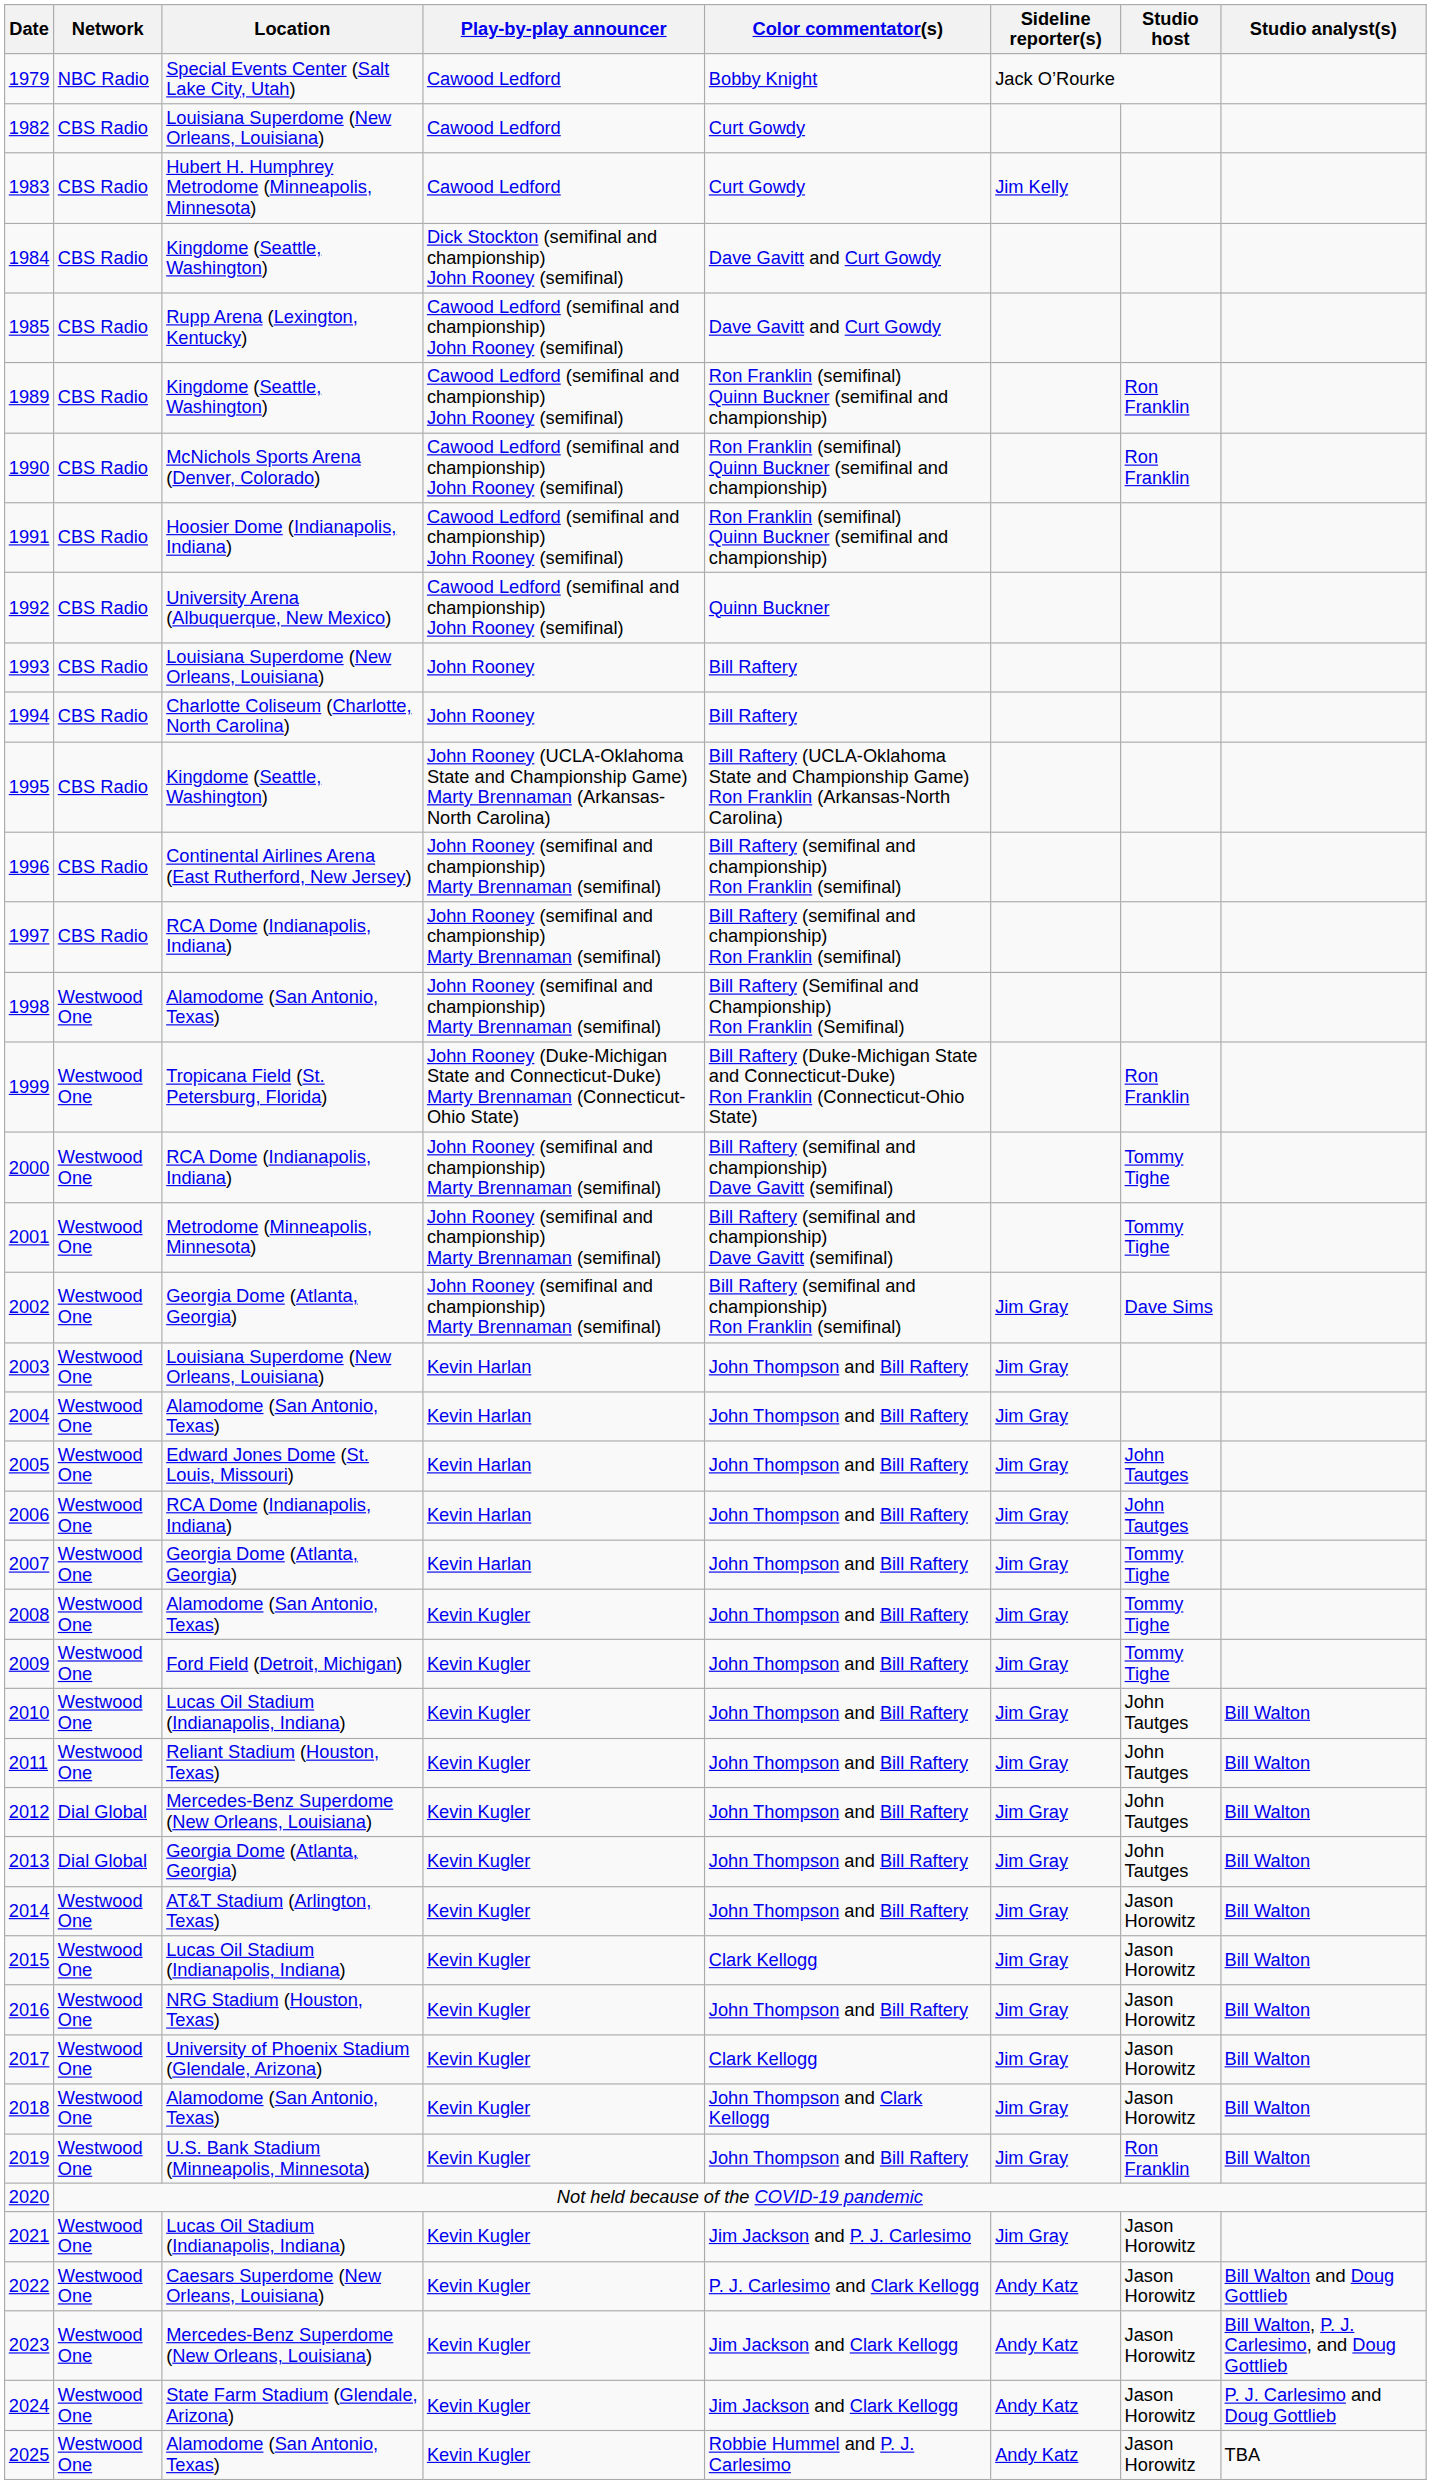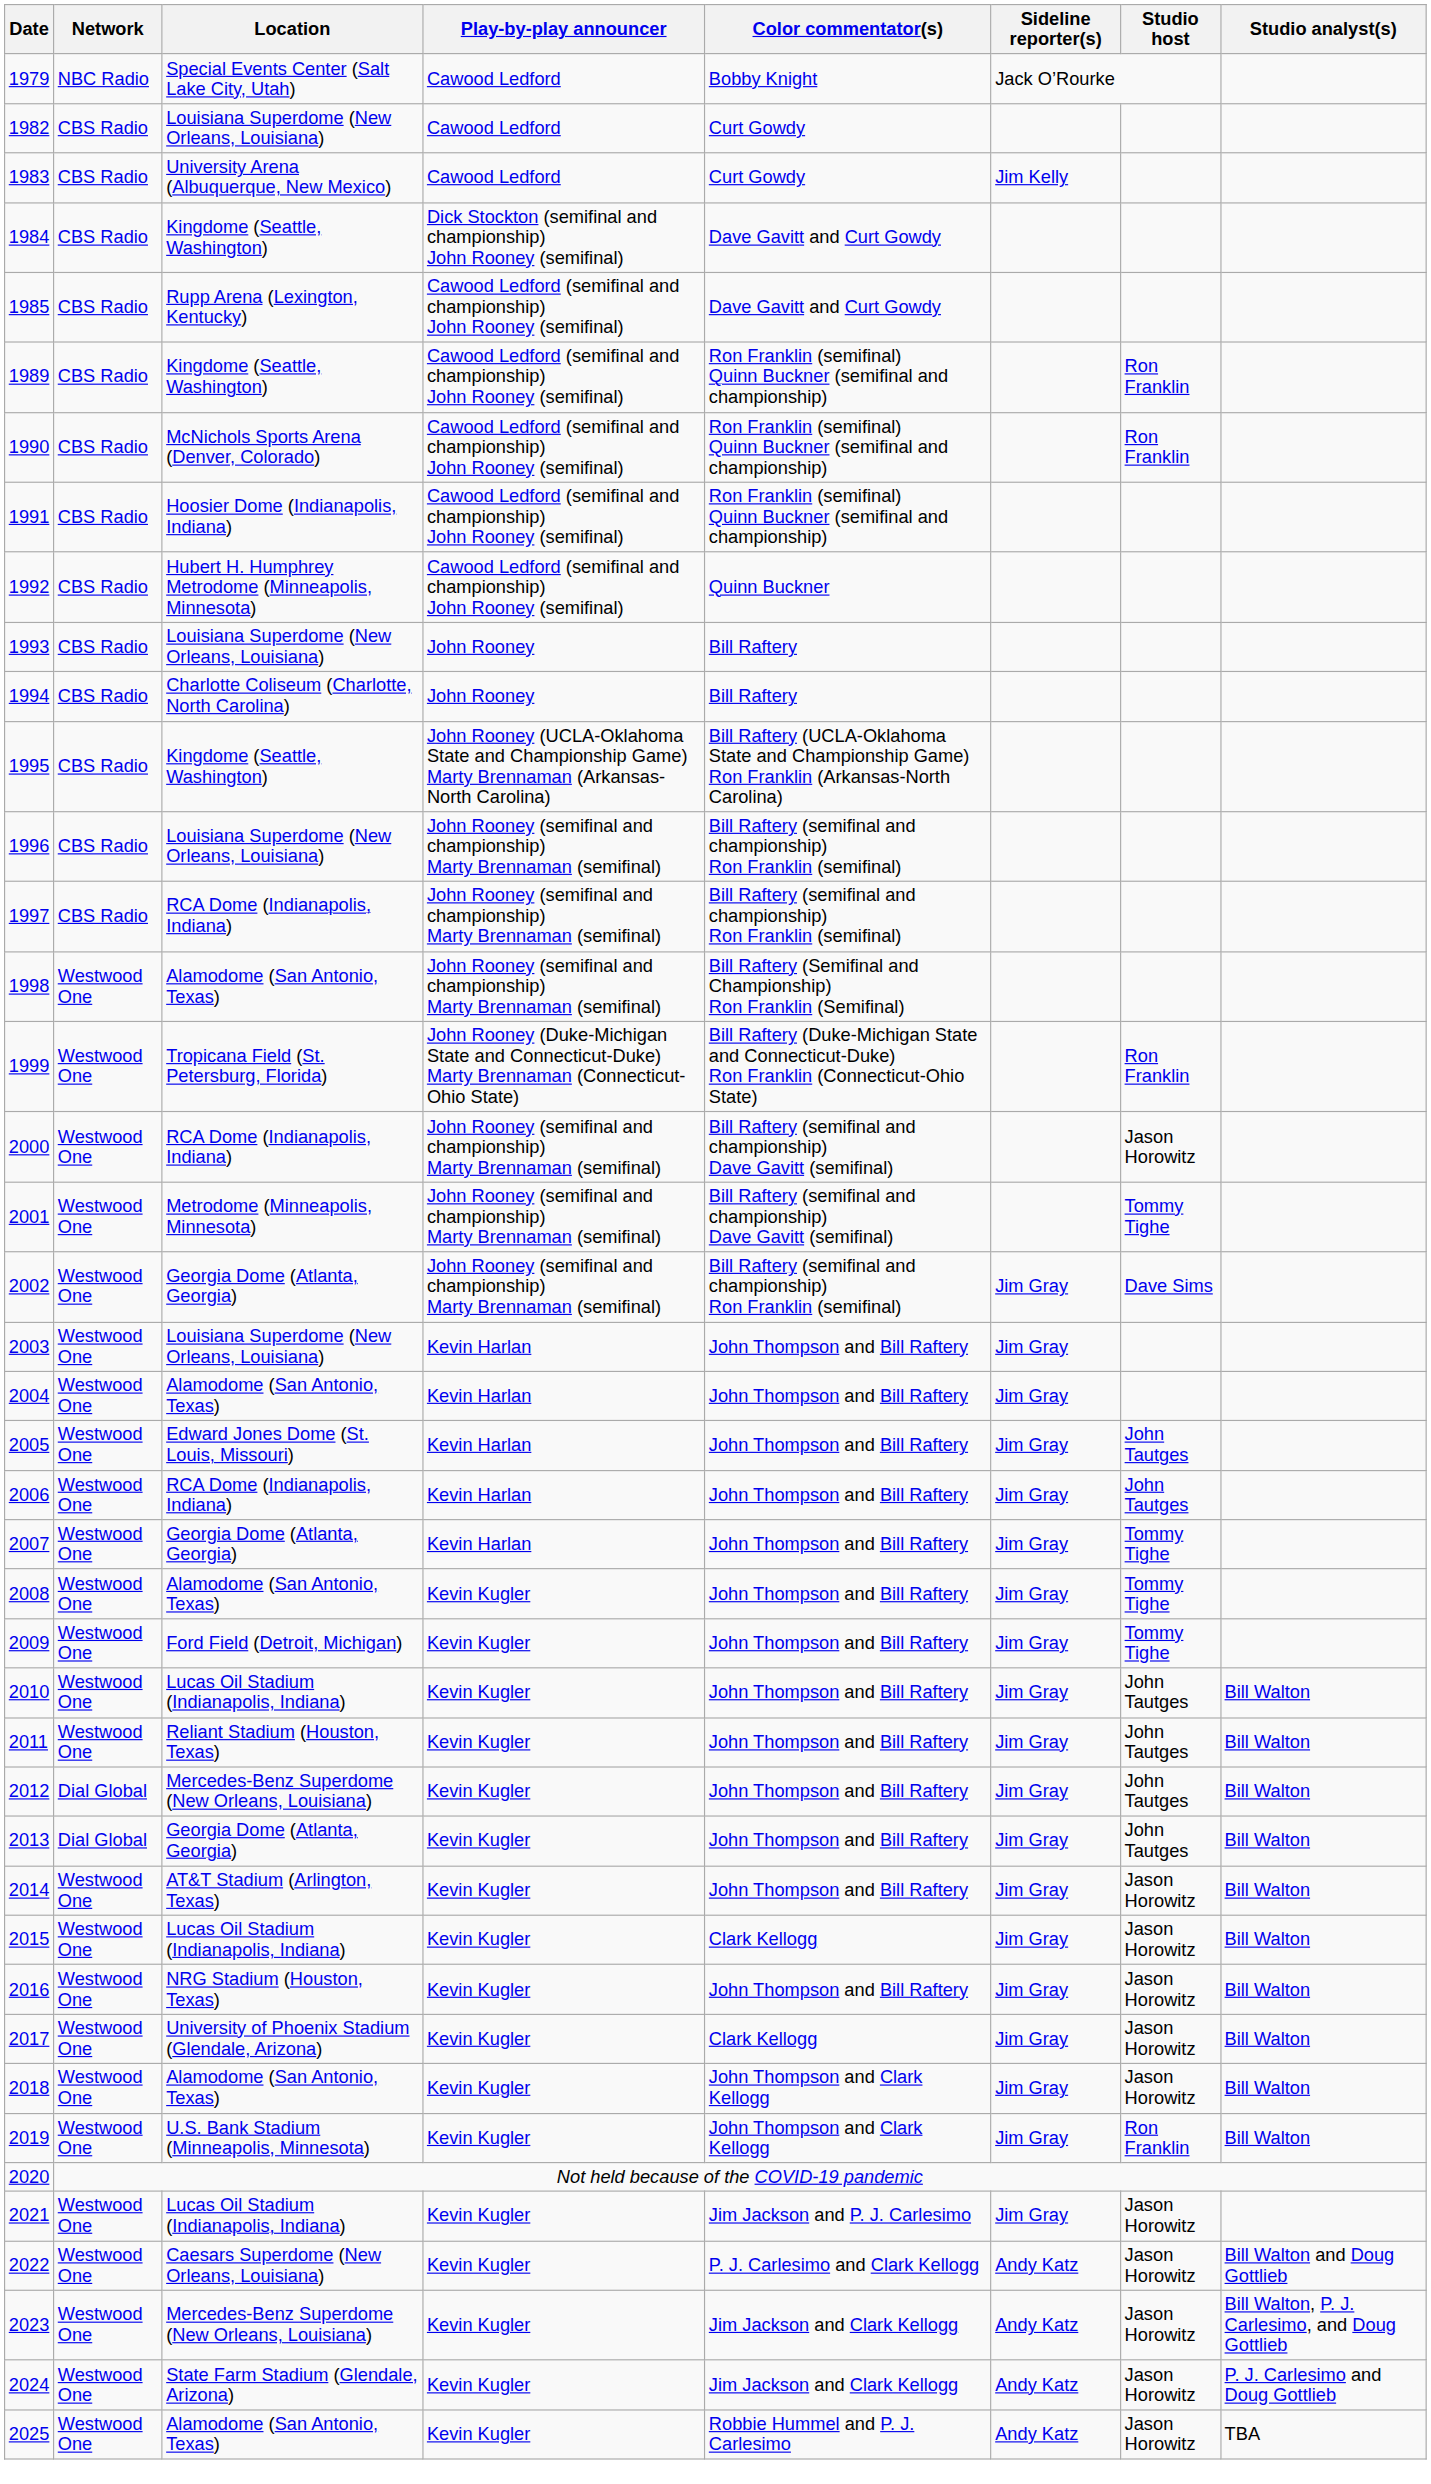(269, 187) Hubert H. Humphrey Metrodome (Minneapolis, Minnesota) -> (279, 177) University Arena (Albuquerque, New Mexico)
(279, 607) University Arena (Albuquerque, New Mexico) -> (269, 587) Hubert H. Humphrey Metrodome (Minneapolis, Minnesota)
(289, 866) Continental Airlines Arena (East Rutherford, New Jersey) -> (279, 846) Louisiana Superdome (New Orleans, Louisiana)
(1154, 1167) Tommy Tighe -> (1160, 1146) Jason Horowitz
(838, 2158) John Thompson and Bill Raftery -> (816, 2137) John Thompson and Clark Kellogg
